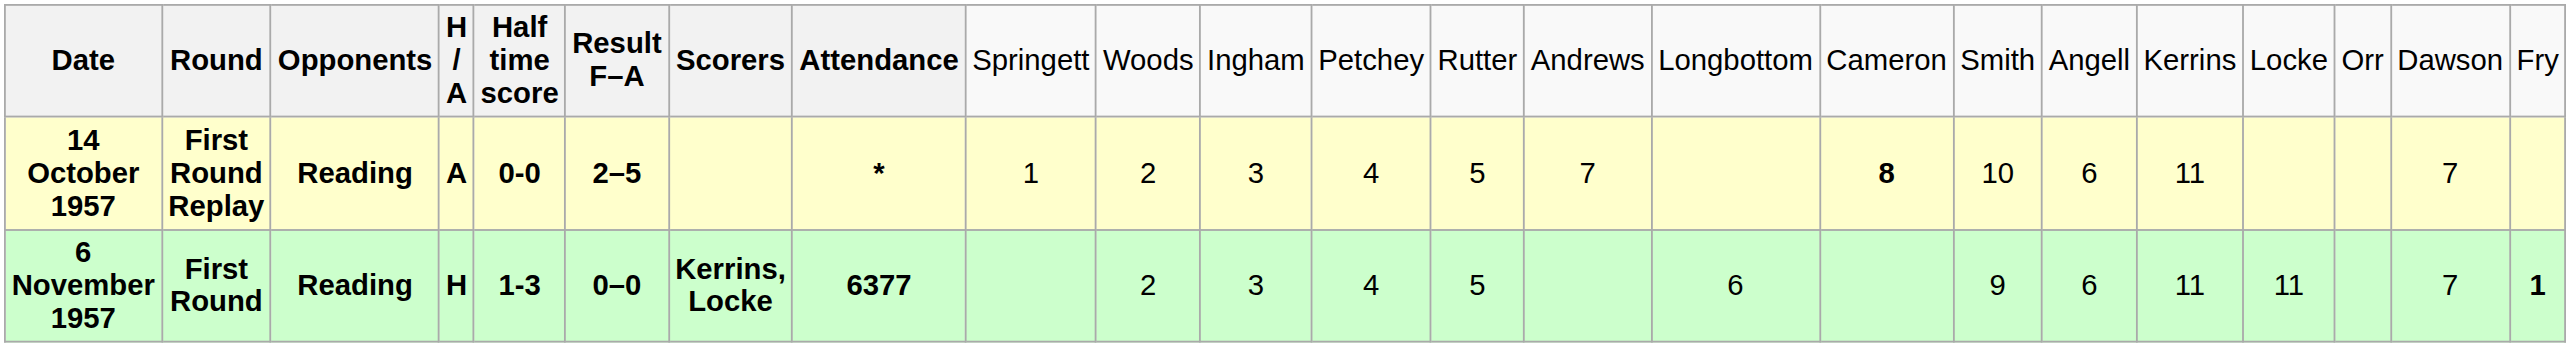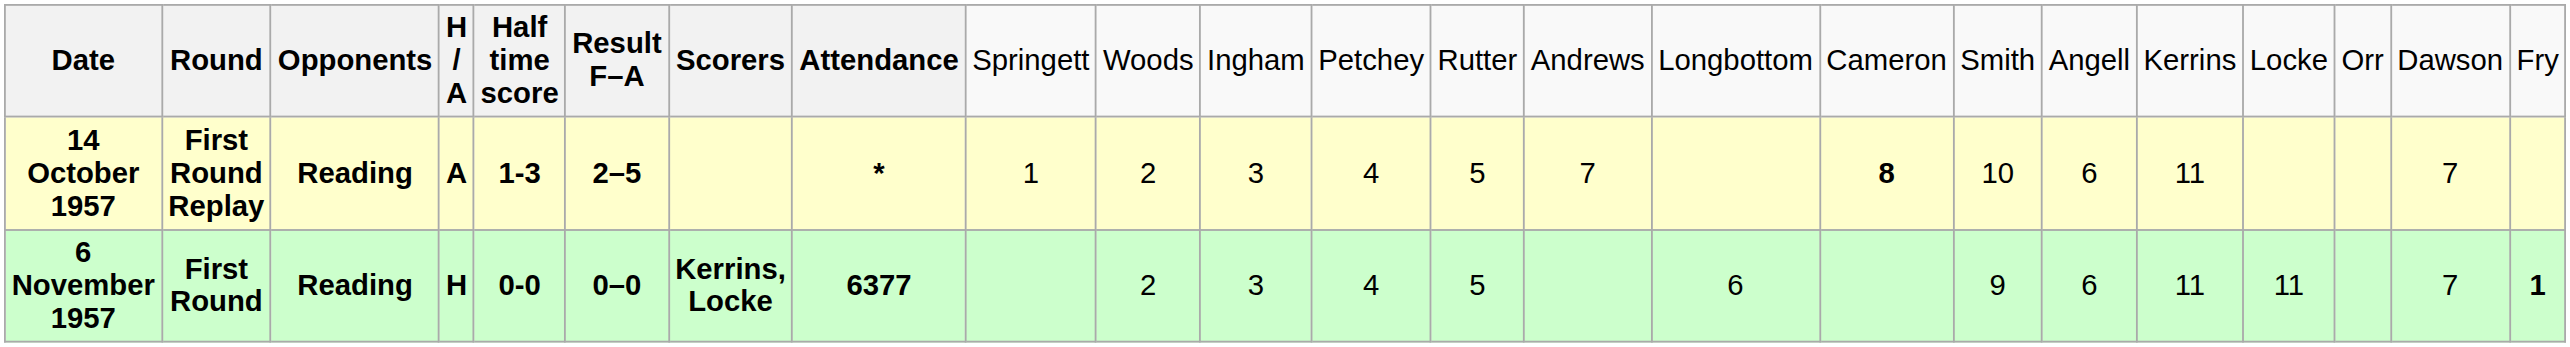(520, 172) 0-0 -> (520, 172) 1-3
(520, 285) 1-3 -> (520, 285) 0-0
